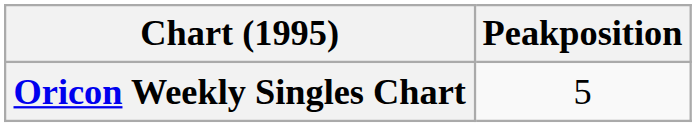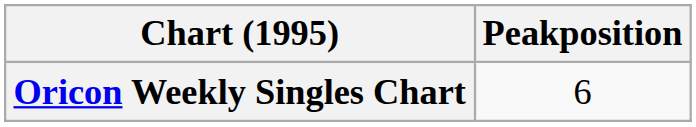(582, 90) 5 -> (582, 90) 6
